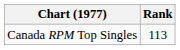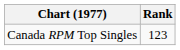(158, 34) 113 -> (158, 34) 123
